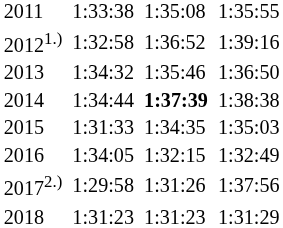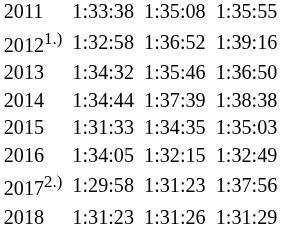(176, 100) bold -> (175, 100) normal
(175, 186) 1:31:26 -> (175, 186) 1:31:23
(175, 216) 1:31:23 -> (175, 216) 1:31:26
